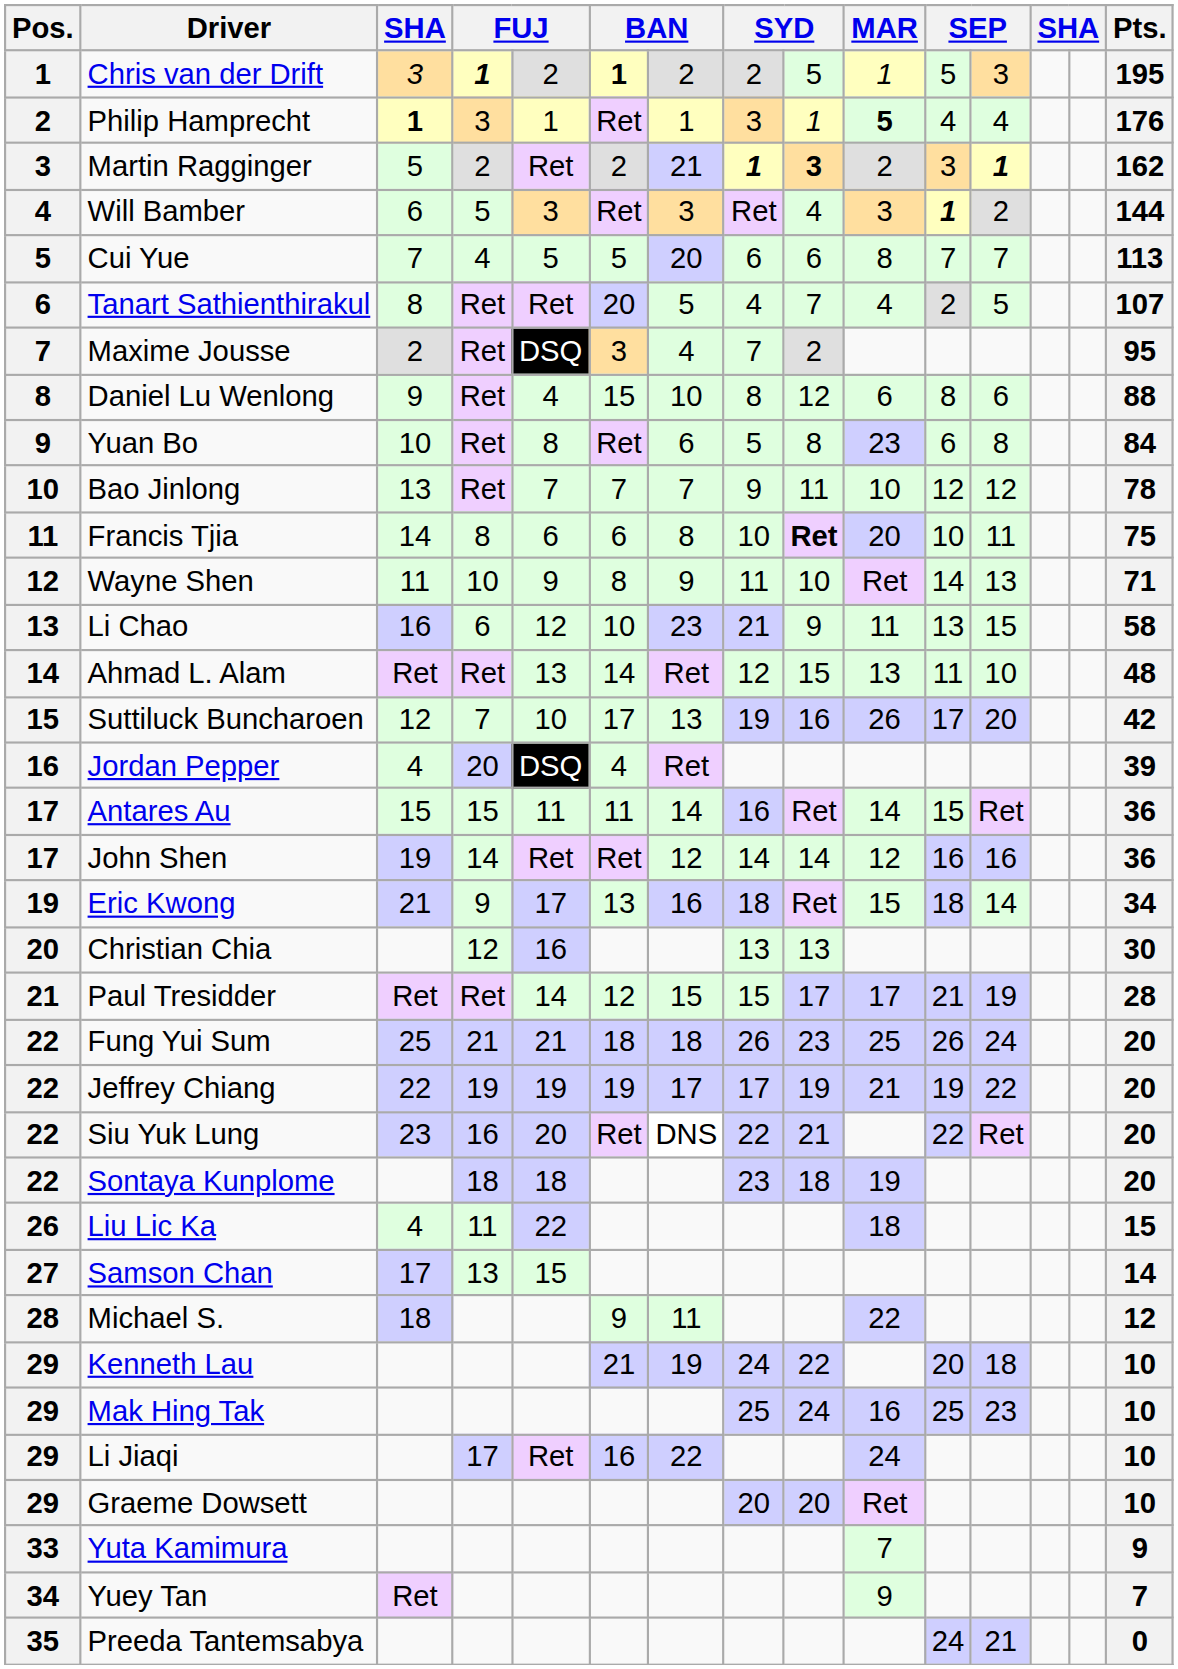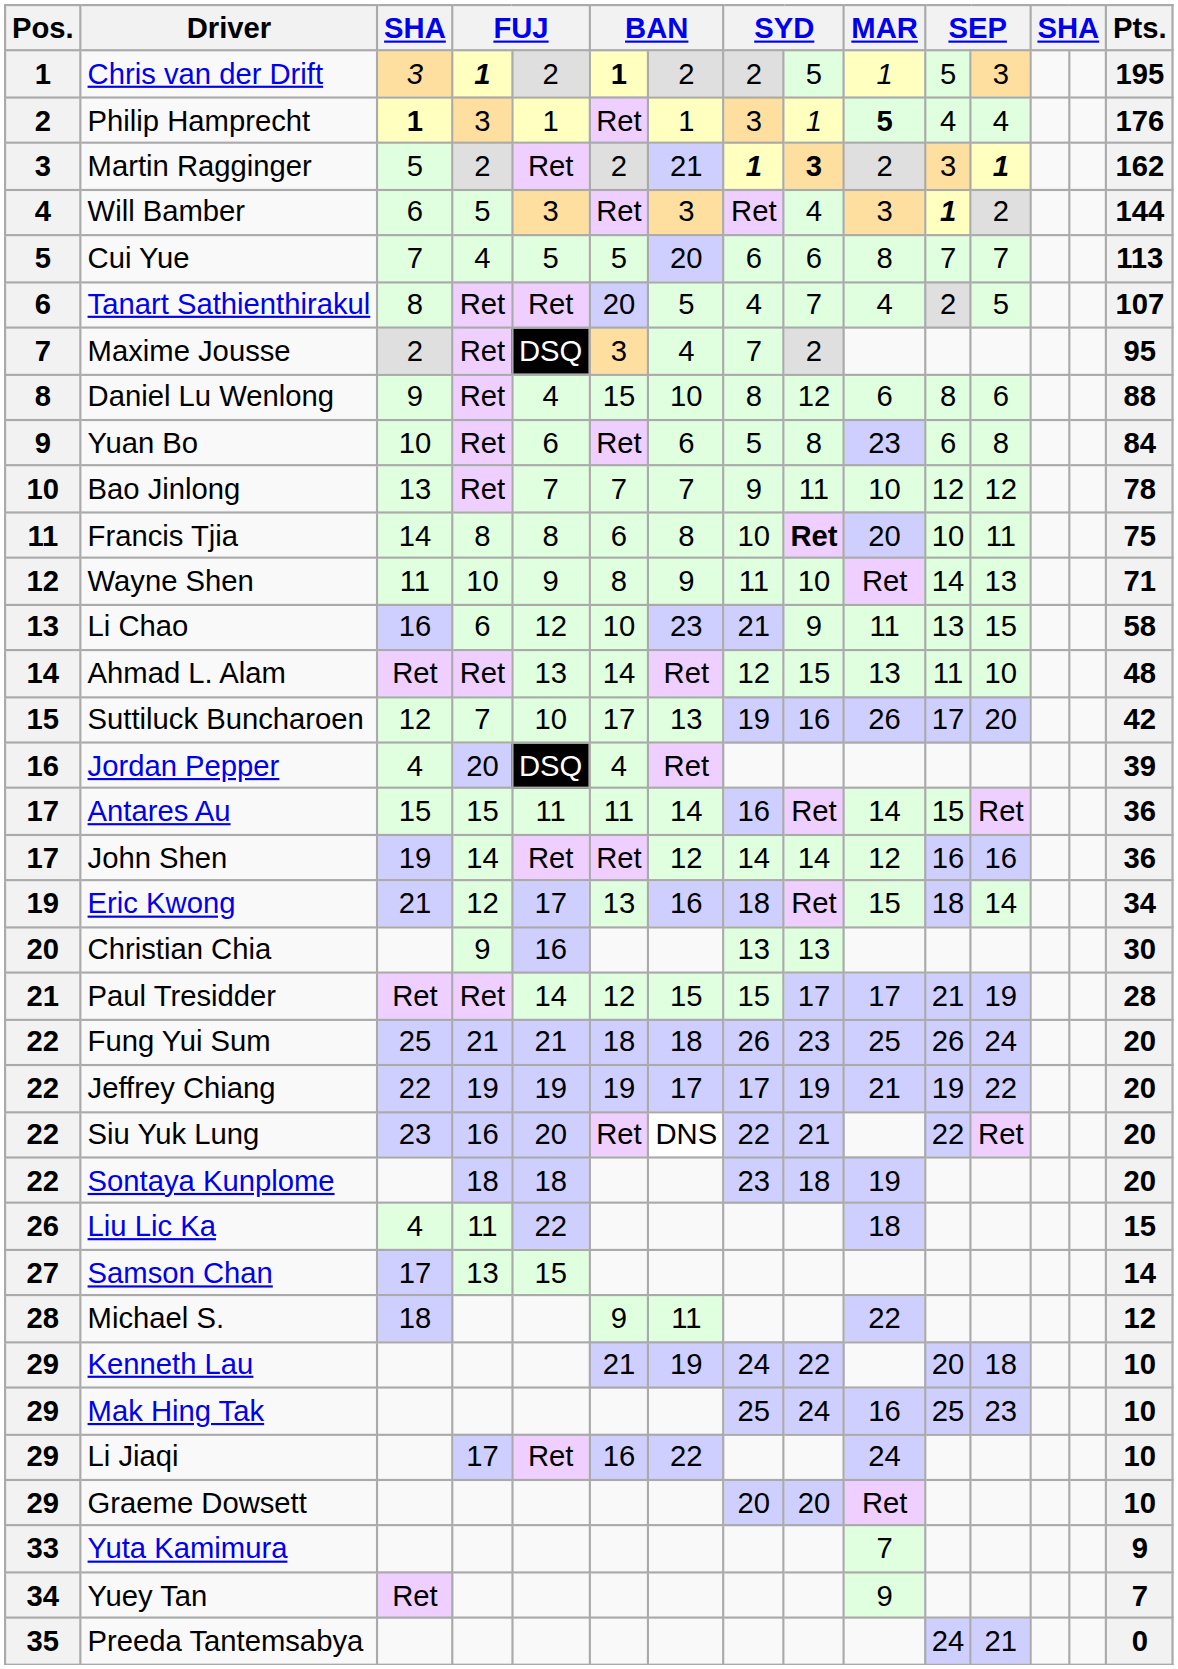(551, 443) 8 -> (551, 443) 6
(551, 535) 6 -> (551, 535) 8
(482, 903) 9 -> (482, 903) 12
(482, 950) 12 -> (482, 950) 9
